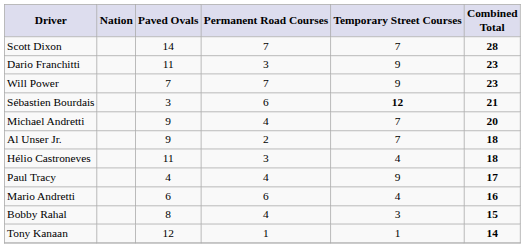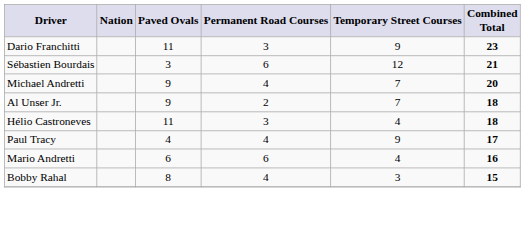- row: (34, 46)
- row: (33, 83)
(398, 102) bold -> (398, 64) normal
- row: (37, 233)
